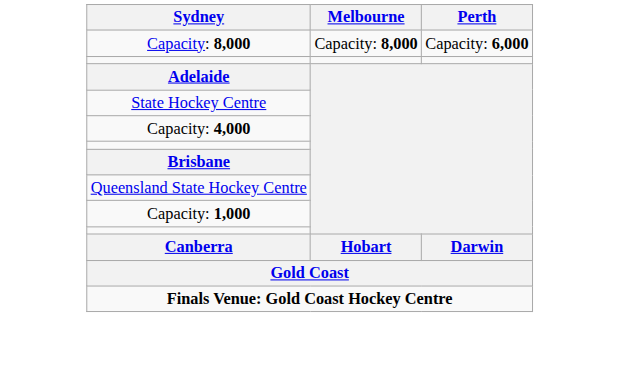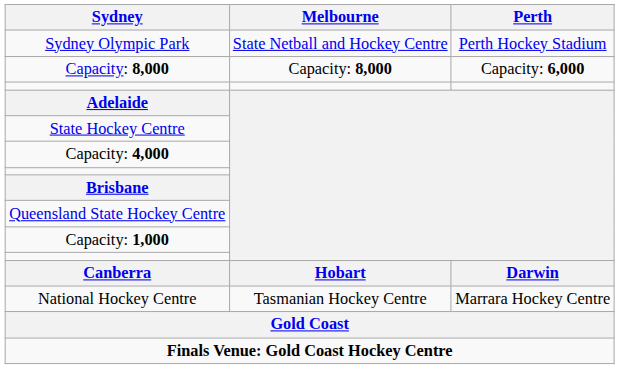+ row: (117, 43)
+ row: (117, 298)
